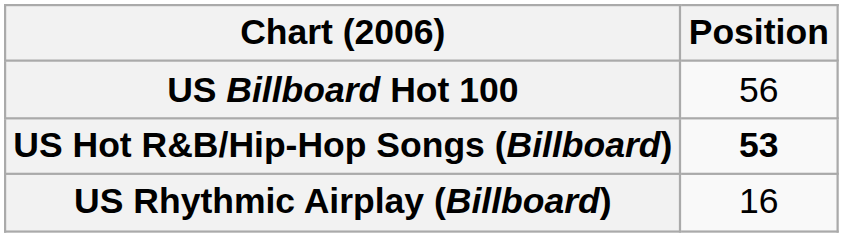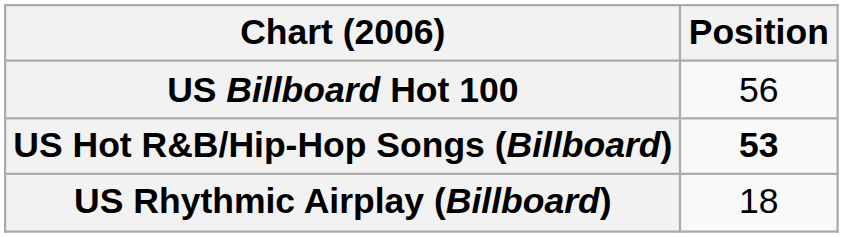(759, 201) 16 -> (759, 201) 18
